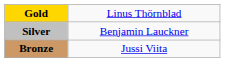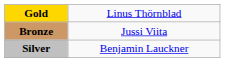rows swapped: (36, 31) <-> (36, 48)
